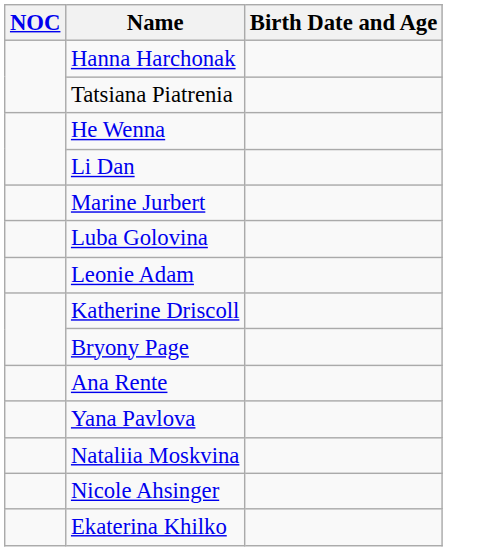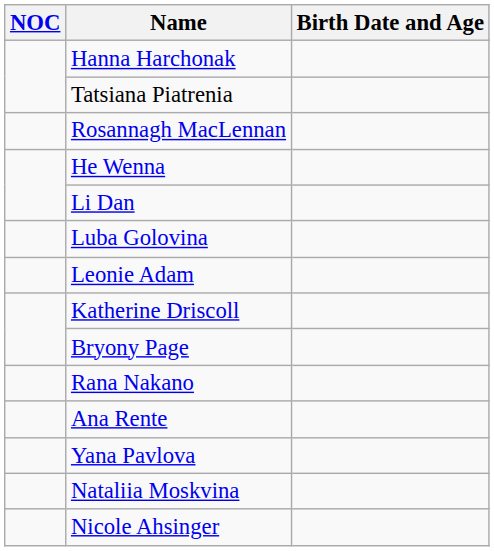+ row: (178, 130)
- row: (138, 202)
+ row: (132, 382)
- row: (149, 526)
